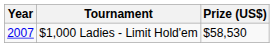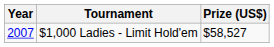(225, 33) $58,530 -> (225, 33) $58,527
